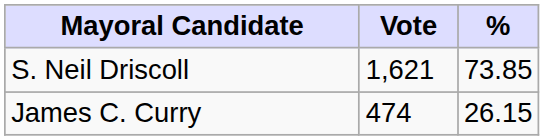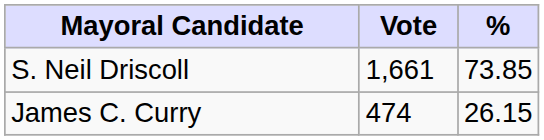(400, 69) 1,621 -> (400, 69) 1,661
